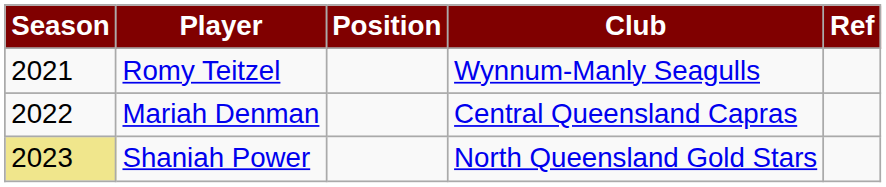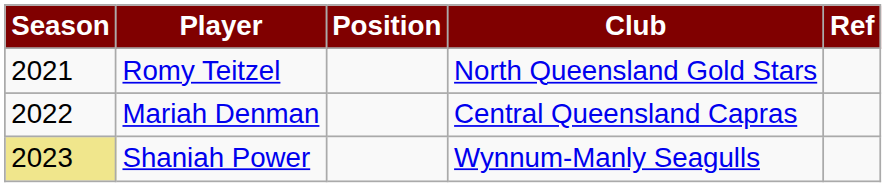(607, 70) Wynnum-Manly Seagulls -> (636, 70) North Queensland Gold Stars
(636, 158) North Queensland Gold Stars -> (607, 158) Wynnum-Manly Seagulls
